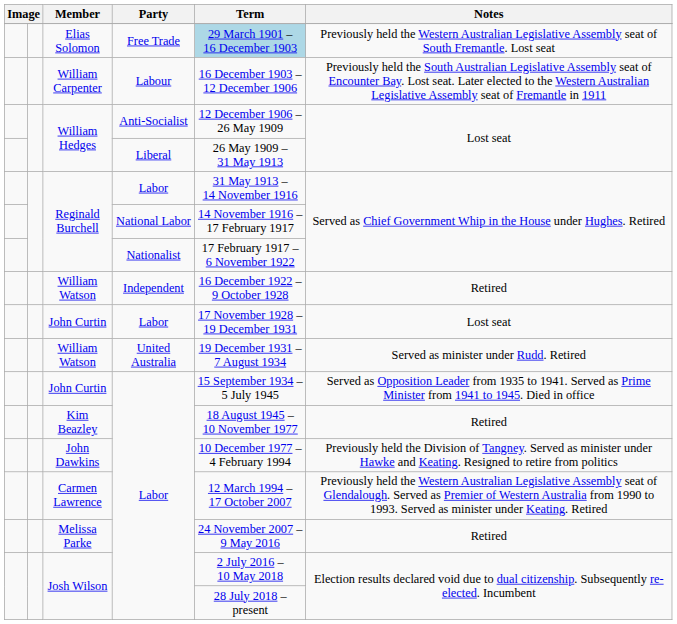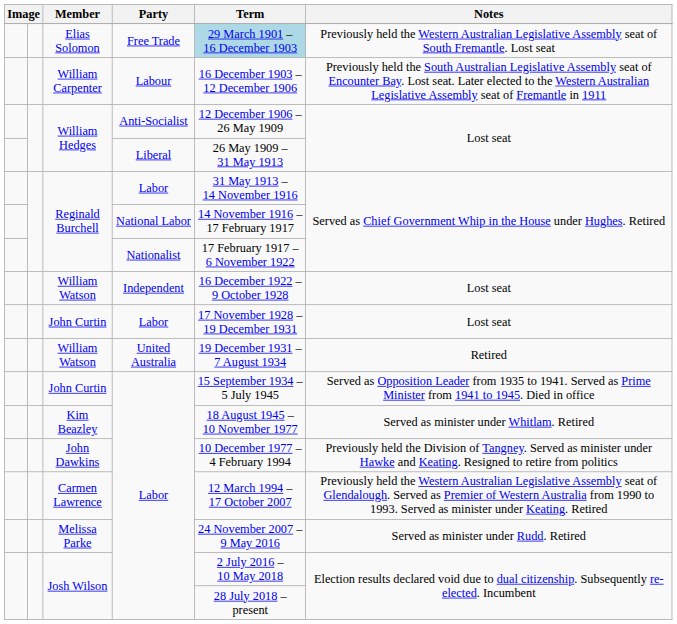(489, 288) Retired -> (489, 288) Lost seat
(489, 355) Served as minister under Rudd. Retired -> (489, 355) Retired
(489, 421) Retired -> (489, 421) Served as minister under Whitlam. Retired
(489, 536) Retired -> (489, 536) Served as minister under Rudd. Retired
